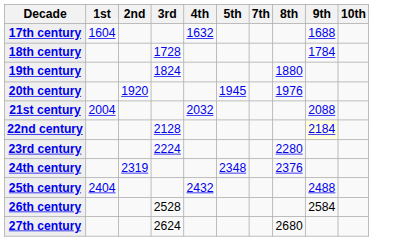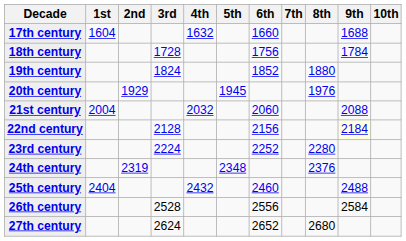+ column: (265, 14)
(135, 91) 1920 -> (135, 91) 1929
